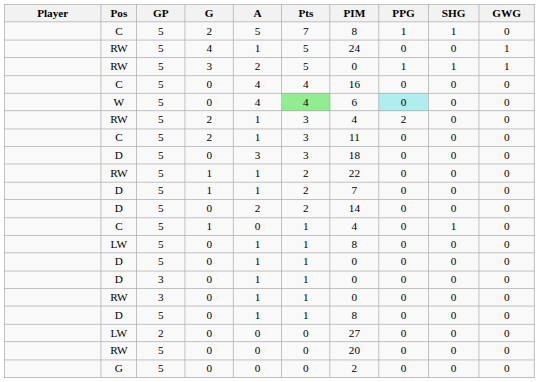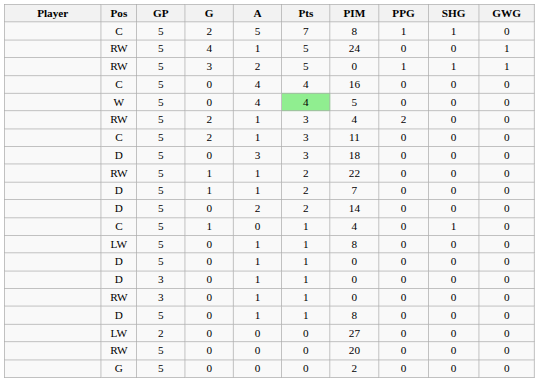(354, 102) 6 -> (354, 102) 5
(404, 102) paleturquoise background -> (404, 102) no background
